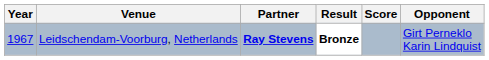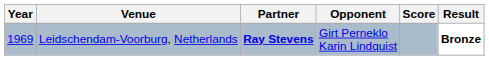columns swapped: (442, 14) <-> (339, 14)
(20, 39) 1967 -> (20, 39) 1969
